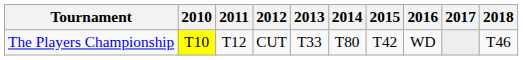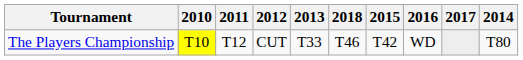columns swapped: (347, 17) <-> (498, 17)
